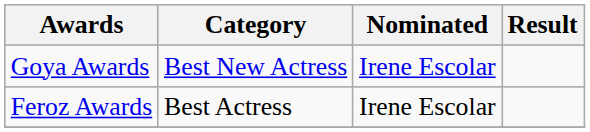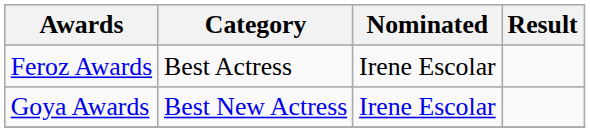rows swapped: (80, 65) <-> (81, 106)
